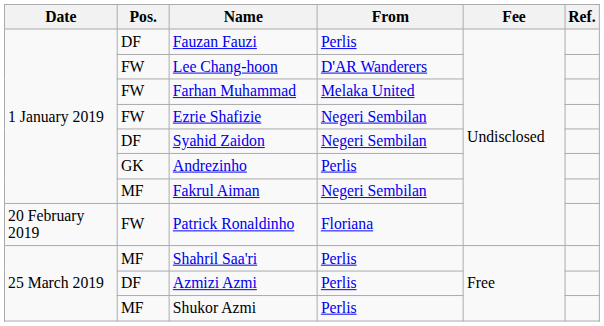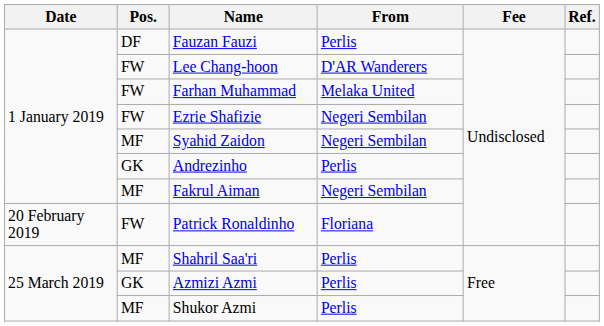(131, 141) DF -> (132, 141) MF
(131, 283) DF -> (132, 283) GK
